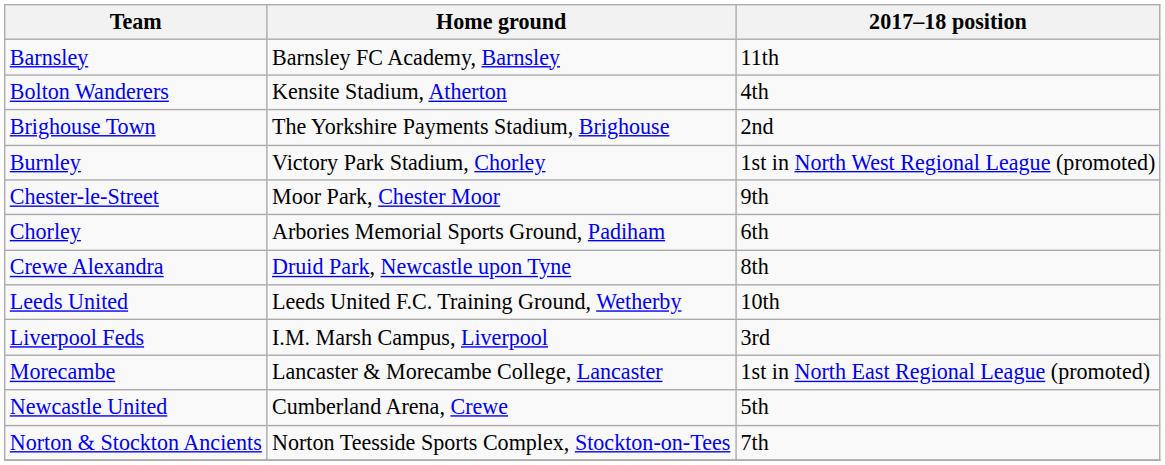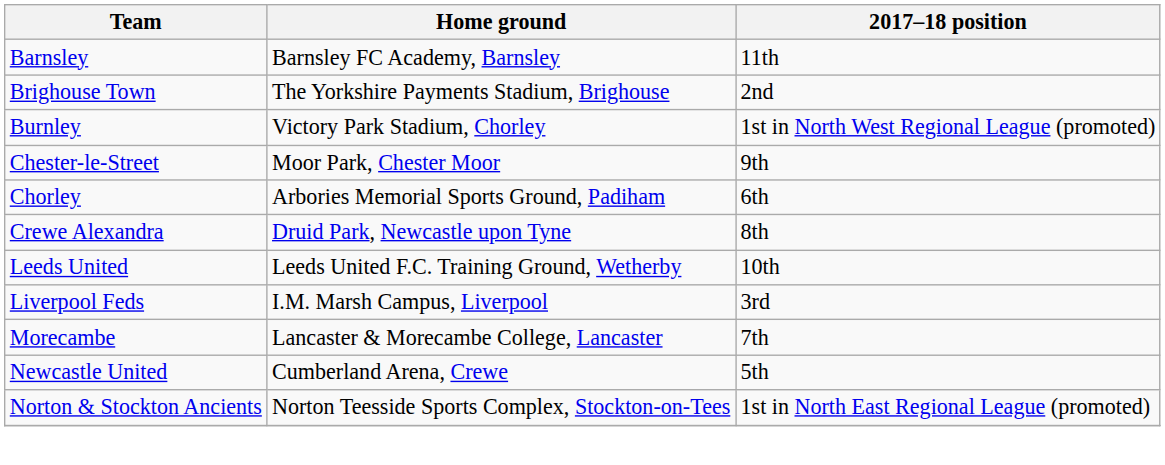- row: (89, 92)
(945, 372) 1st in North East Regional League (promoted) -> (755, 337) 7th
(755, 442) 7th -> (945, 407) 1st in North East Regional League (promoted)
